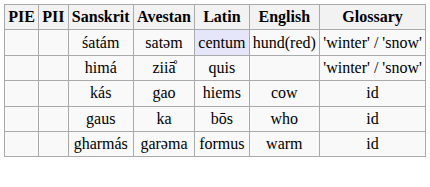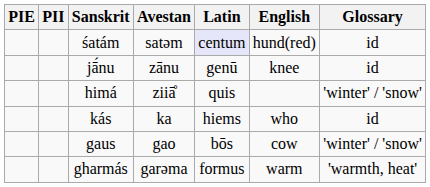(373, 42) 'winter' / 'snow' -> (373, 42) id
+ row: (101, 67)
(164, 93) gao -> (164, 118) ka
(284, 93) cow -> (284, 118) who
(164, 118) ka -> (164, 144) gao
(284, 118) who -> (284, 144) cow
(373, 118) id -> (373, 144) 'winter' / 'snow'
(373, 144) id -> (373, 169) 'warmth, heat'
